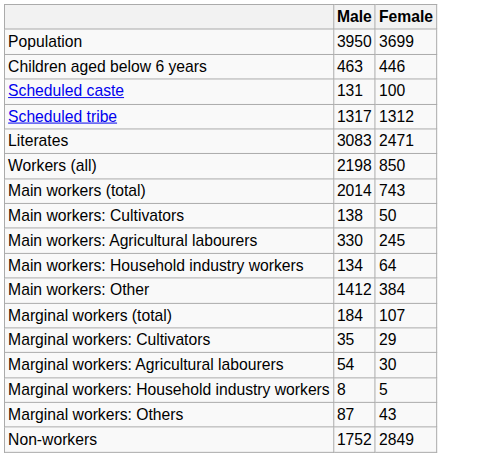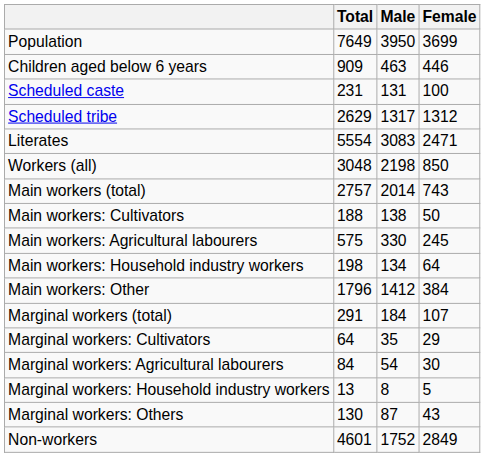+ column: (355, 16)
